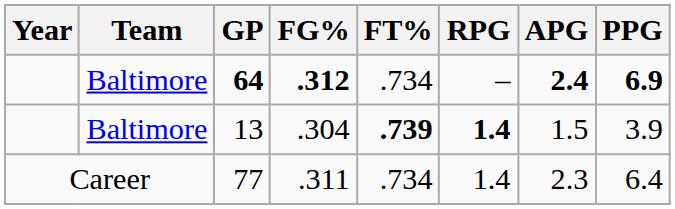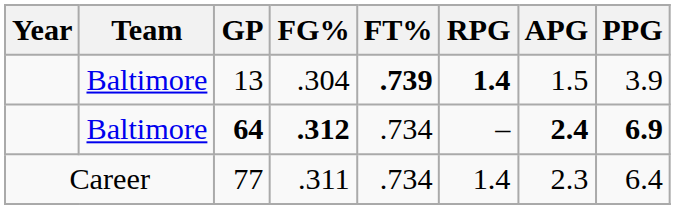rows swapped: (248, 79) <-> (248, 129)
